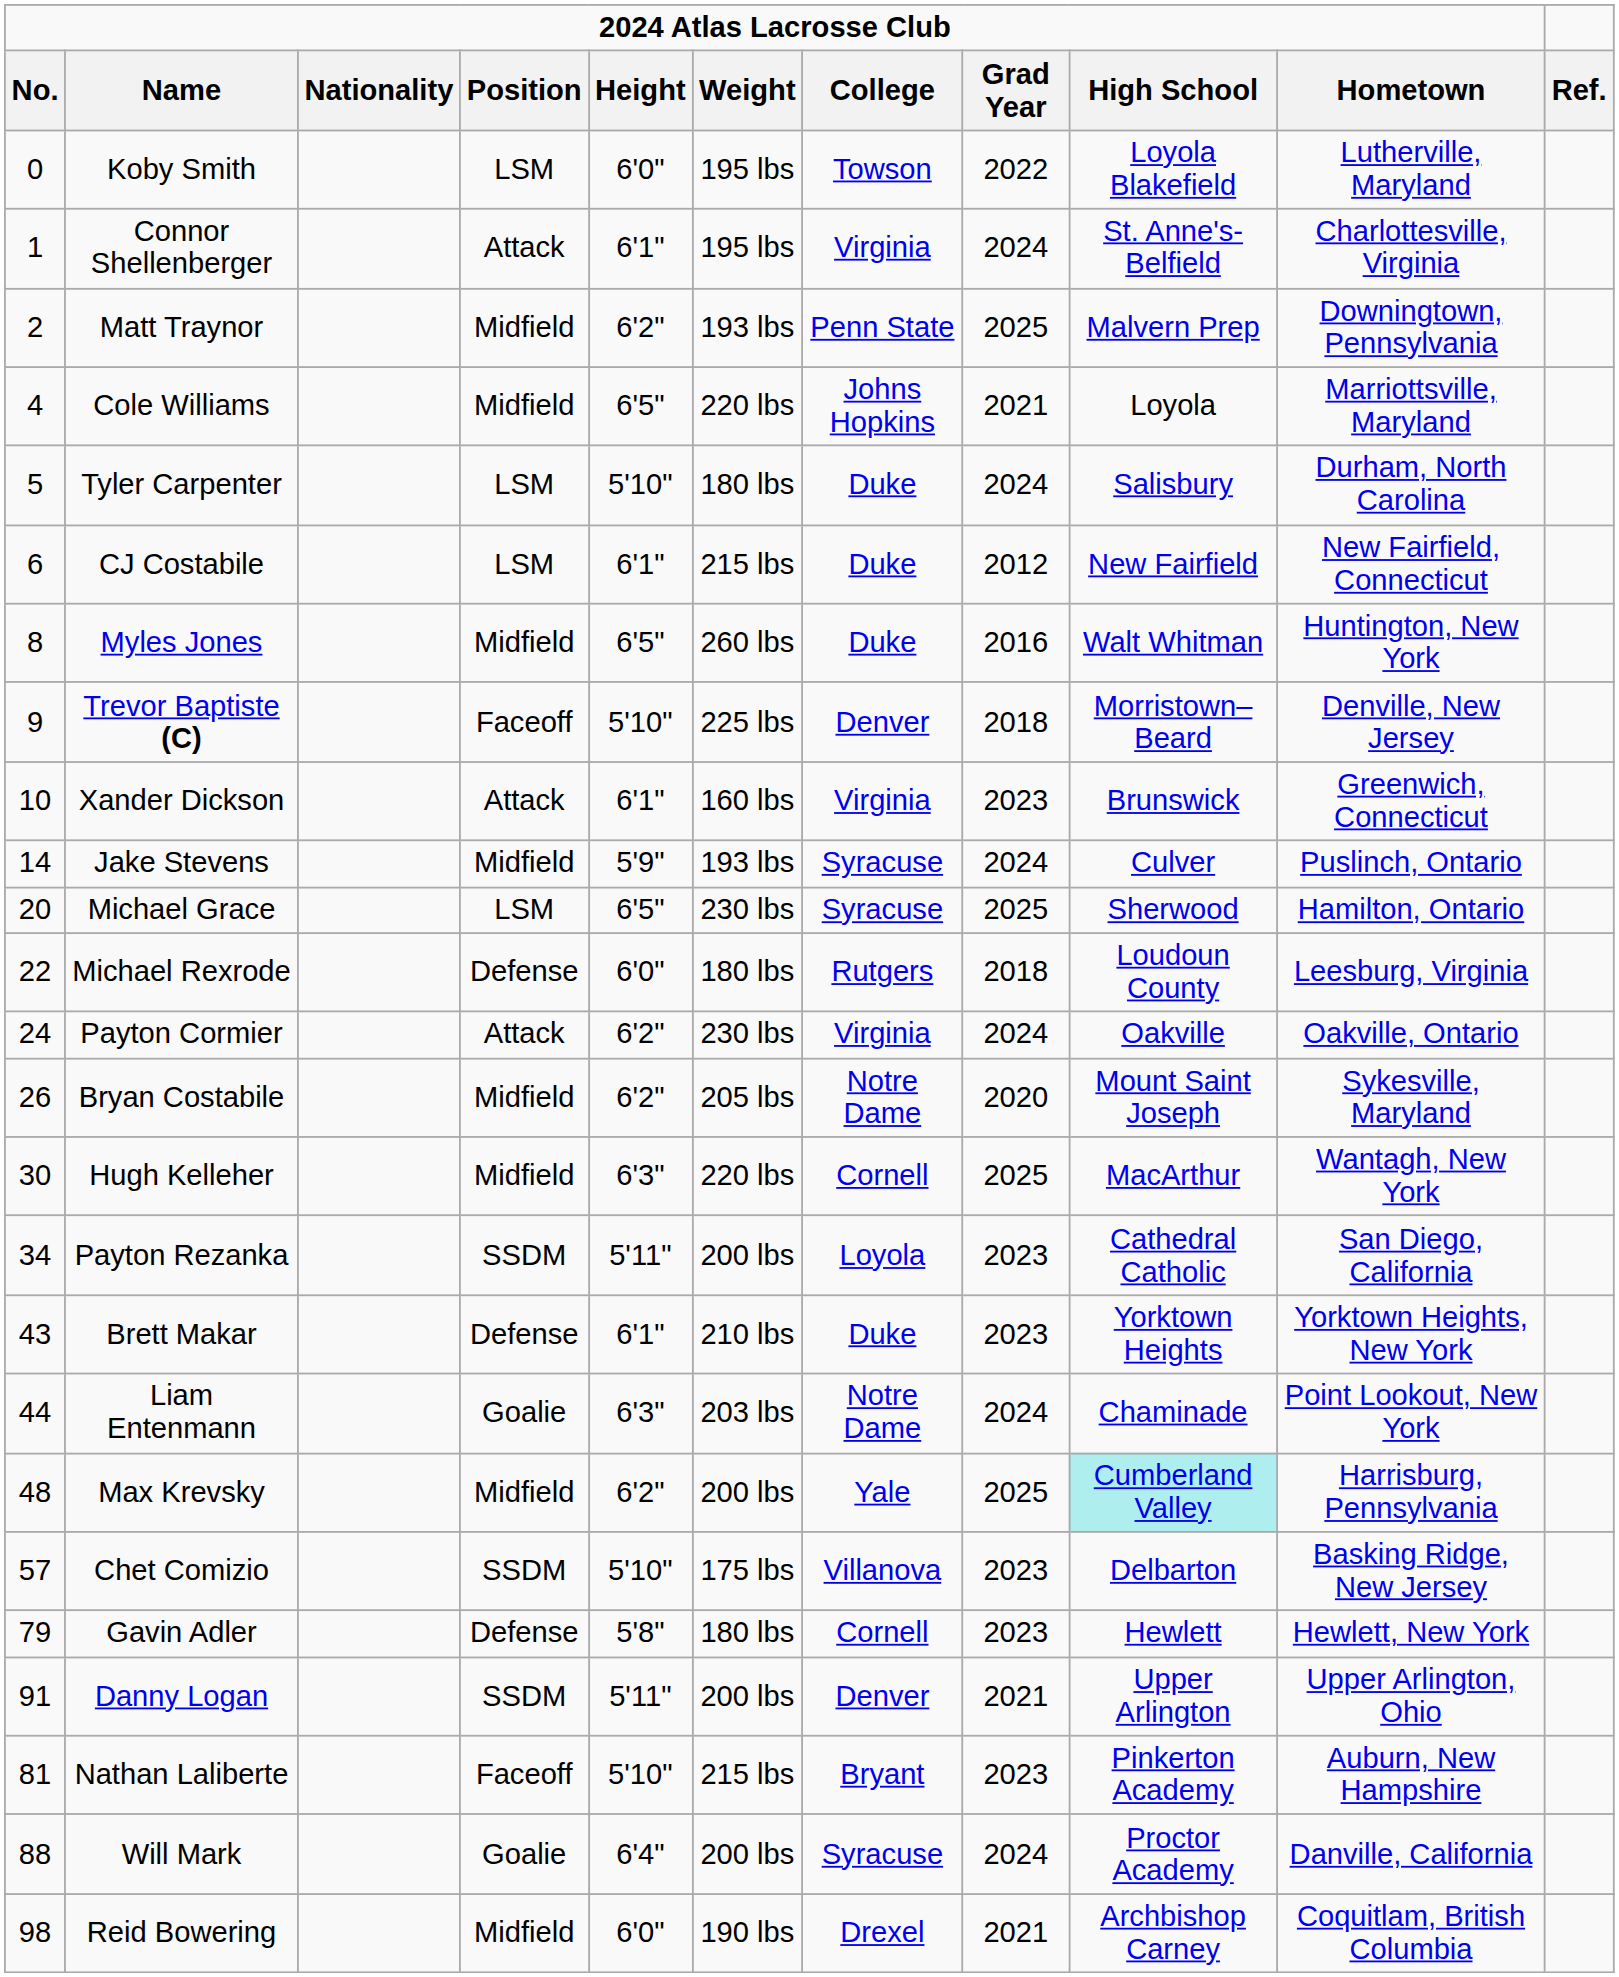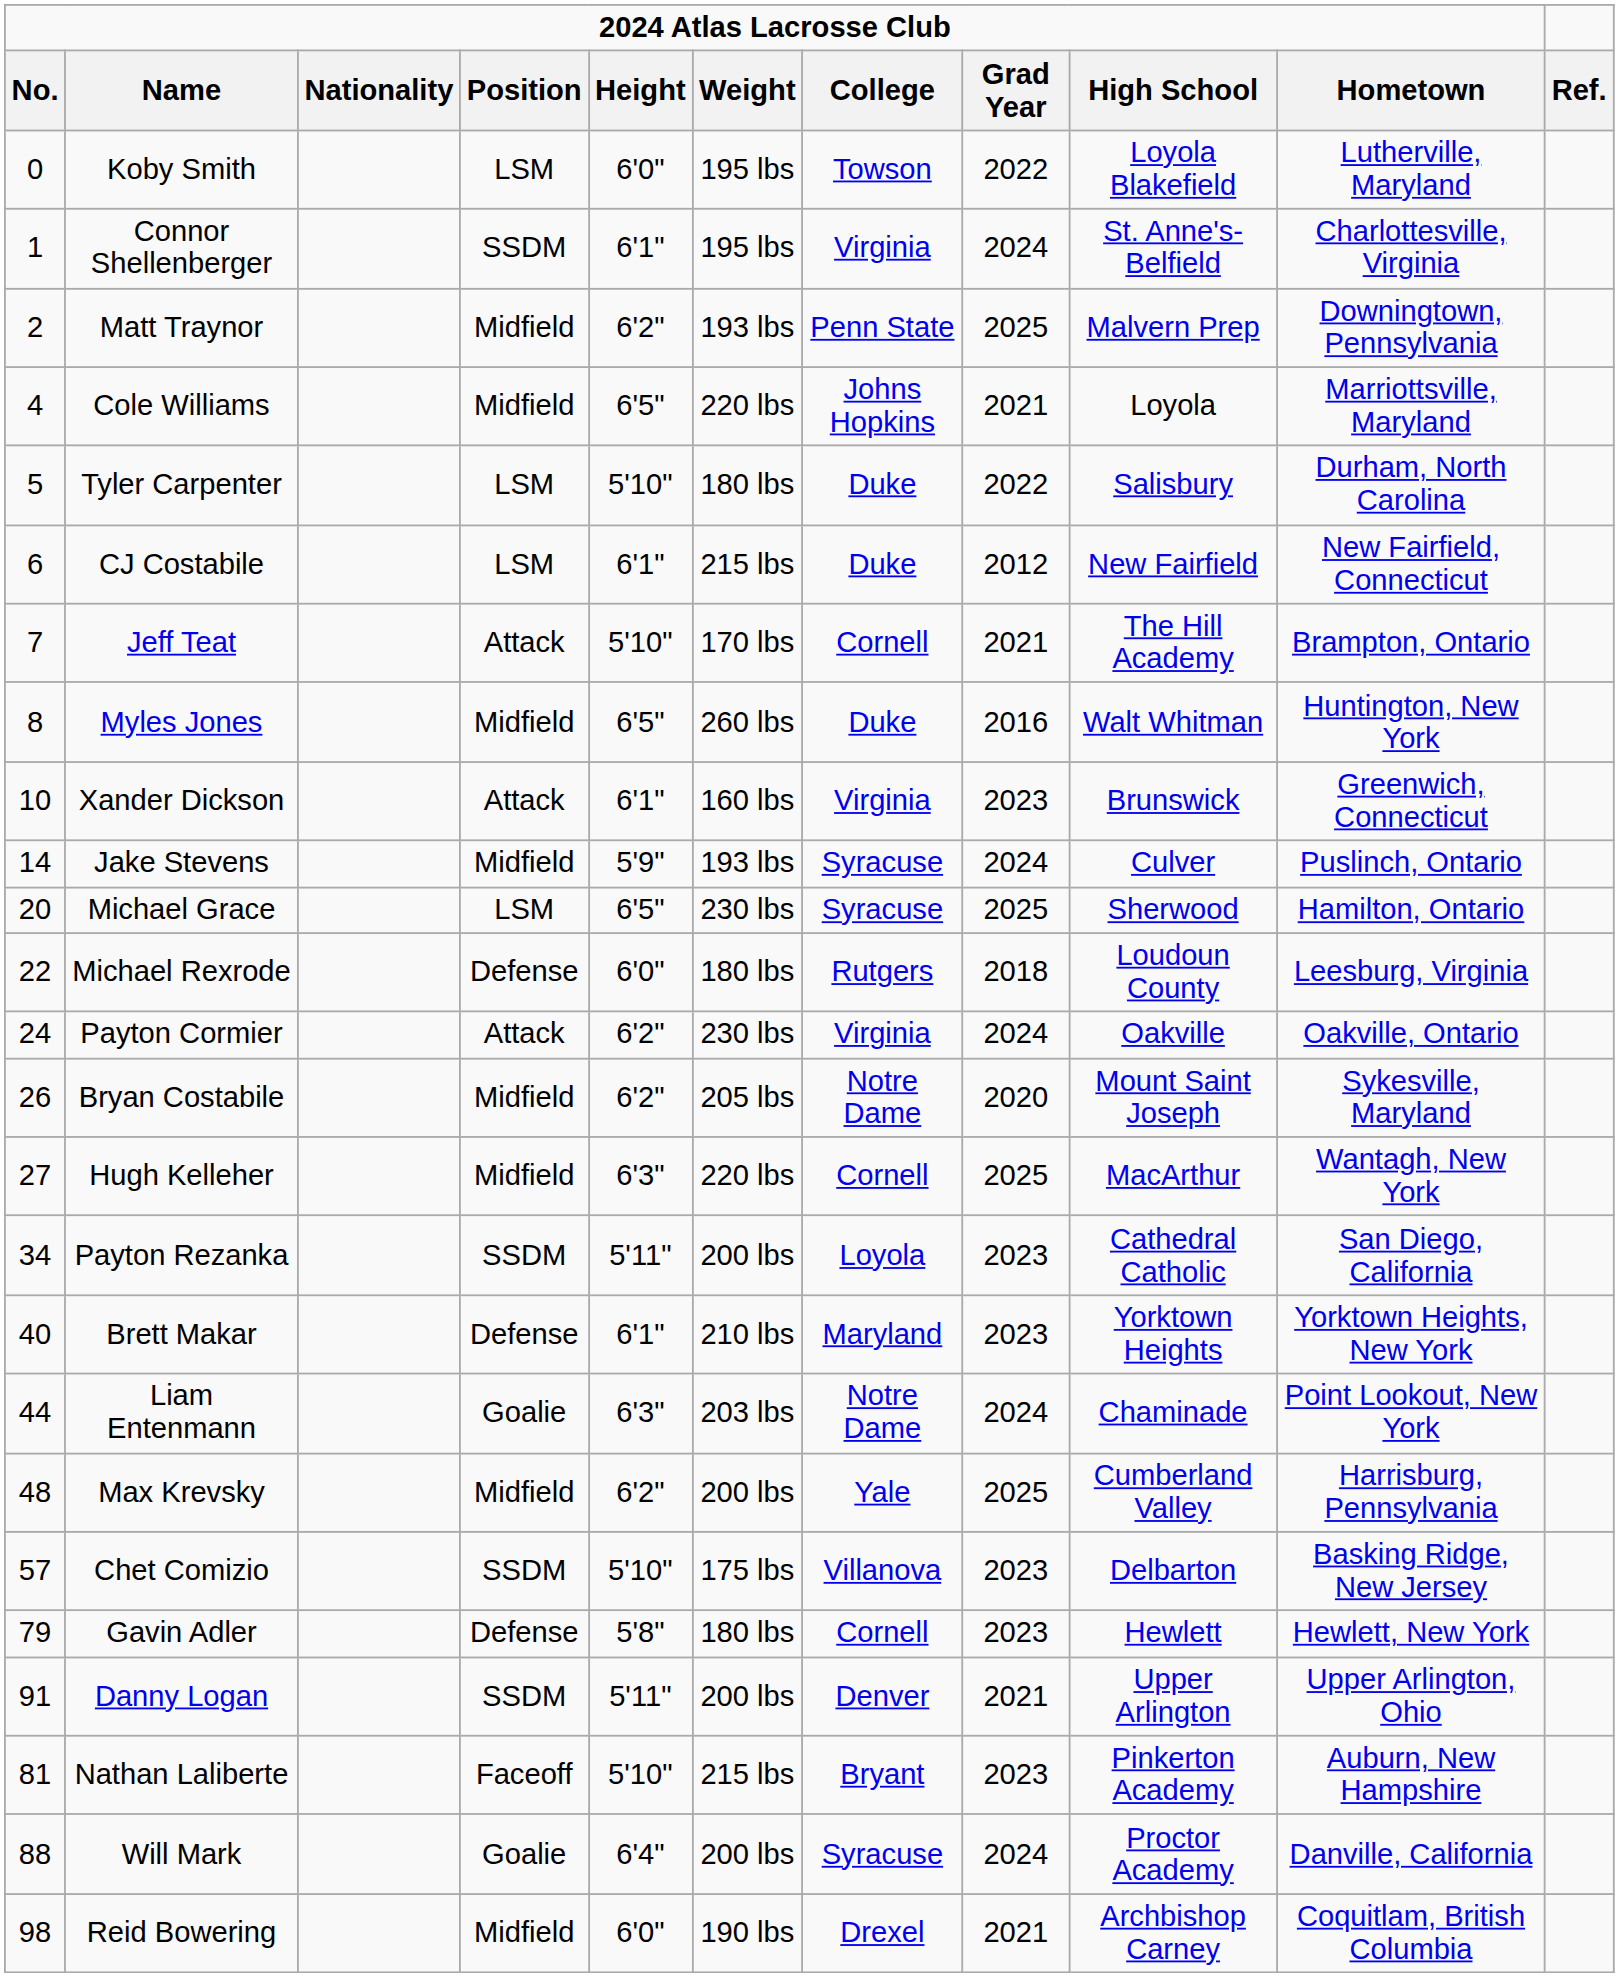(524, 248) Attack -> (524, 248) SSDM
(1016, 484) 2024 -> (1016, 484) 2022
+ row: (182, 642)
- row: (181, 721)
(35, 1176) 30 -> (35, 1176) 27
(35, 1333) 43 -> (35, 1333) 40
(882, 1333) Duke -> (882, 1333) Maryland
(1173, 1491) paleturquoise background -> (1173, 1491) no background
